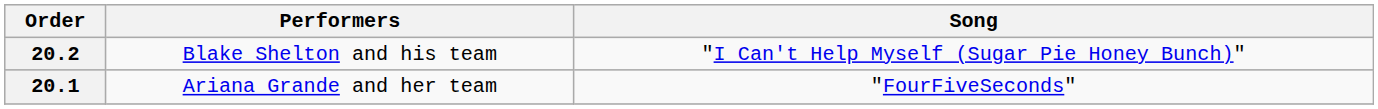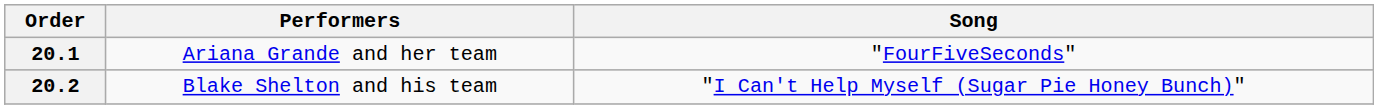rows swapped: (55, 87) <-> (55, 54)
